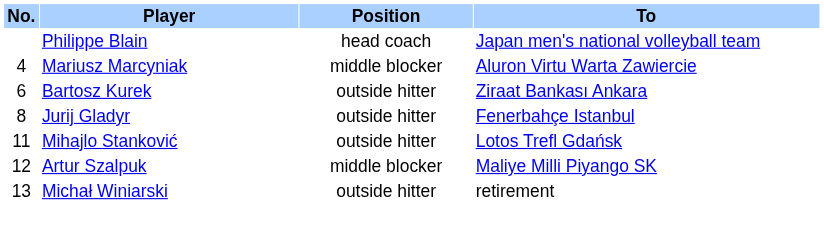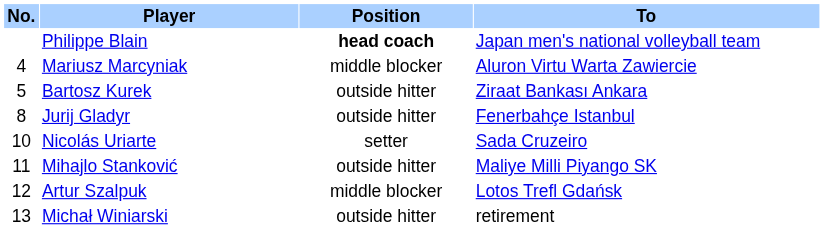(386, 41) normal -> (386, 41) bold
(21, 91) 6 -> (21, 91) 5
+ row: (99, 141)
(549, 141) Lotos Trefl Gdańsk -> (566, 166) Maliye Milli Piyango SK
(566, 166) Maliye Milli Piyango SK -> (549, 191) Lotos Trefl Gdańsk
